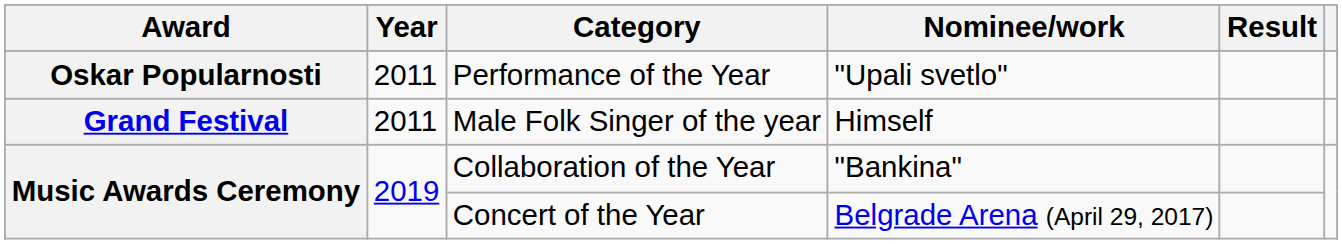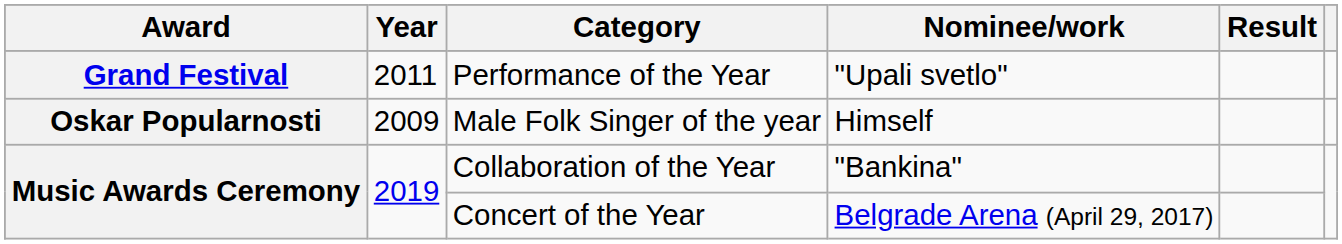(186, 74) Oskar Popularnosti -> (186, 74) Grand Festival
(186, 121) Grand Festival -> (186, 121) Oskar Popularnosti
(405, 121) 2011 -> (407, 121) 2009
